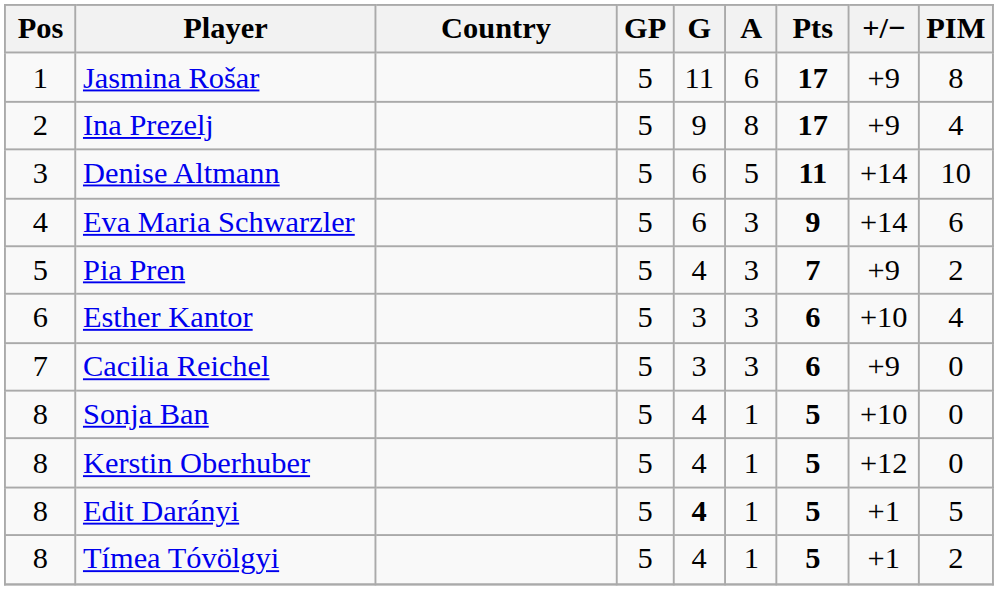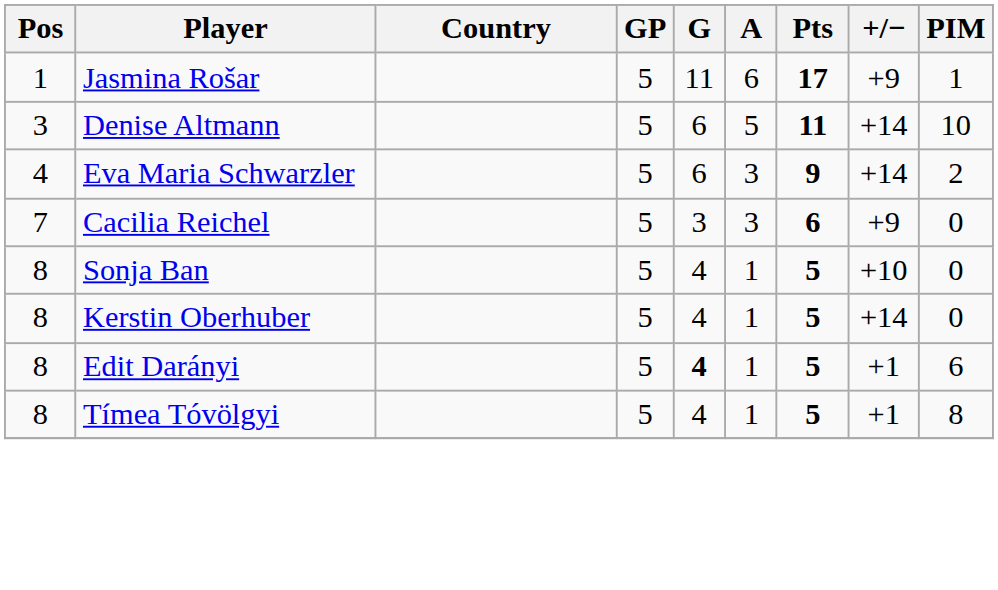(956, 76) 8 -> (956, 76) 1
- row: (148, 125)
(956, 221) 6 -> (956, 173) 2
- row: (134, 269)
- row: (168, 317)
(884, 462) +12 -> (884, 317) +14
(956, 510) 5 -> (956, 366) 6
(956, 558) 2 -> (956, 414) 8
